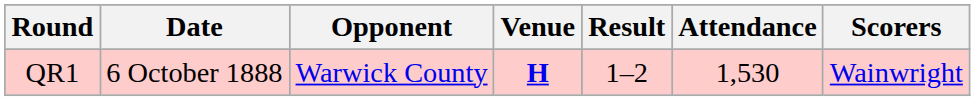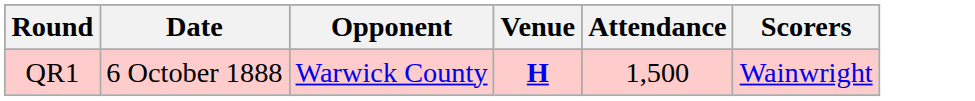- column: (627, 26)
(748, 71) 1,530 -> (657, 71) 1,500
